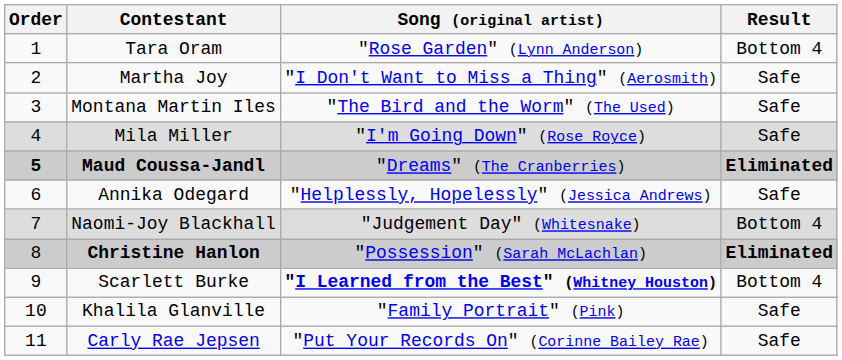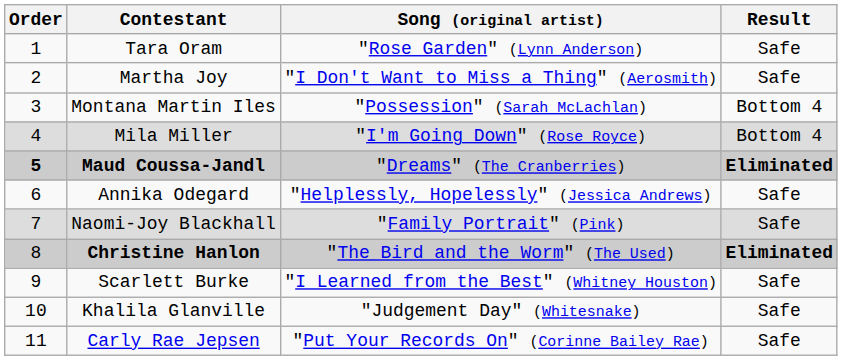(779, 49) Bottom 4 -> (779, 49) Safe
(501, 107) "The Bird and the Worm" (The Used) -> (501, 107) "Possession" (Sarah McLachlan)
(779, 107) Safe -> (779, 107) Bottom 4
(779, 136) Safe -> (779, 136) Bottom 4
(501, 224) "Judgement Day" (Whitesnake) -> (501, 224) "Family Portrait" (Pink)
(779, 224) Bottom 4 -> (779, 224) Safe
(501, 253) "Possession" (Sarah McLachlan) -> (501, 253) "The Bird and the Worm" (The Used)
(501, 282) bold -> (501, 282) normal
(779, 282) Bottom 4 -> (779, 282) Safe
(501, 312) "Family Portrait" (Pink) -> (501, 312) "Judgement Day" (Whitesnake)
